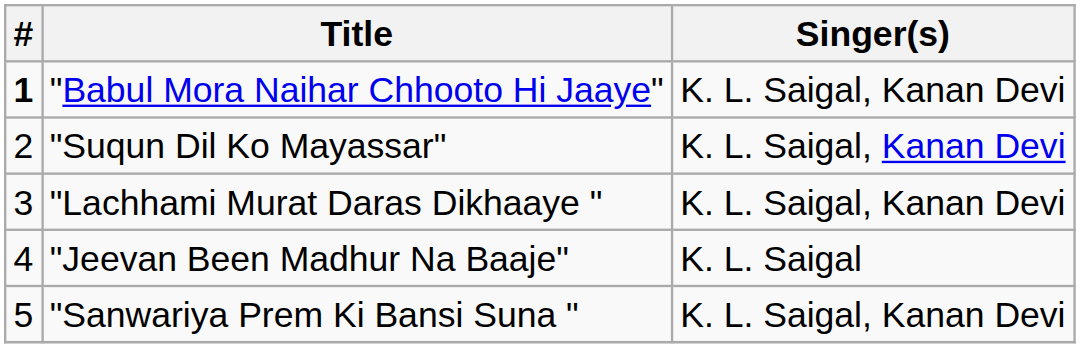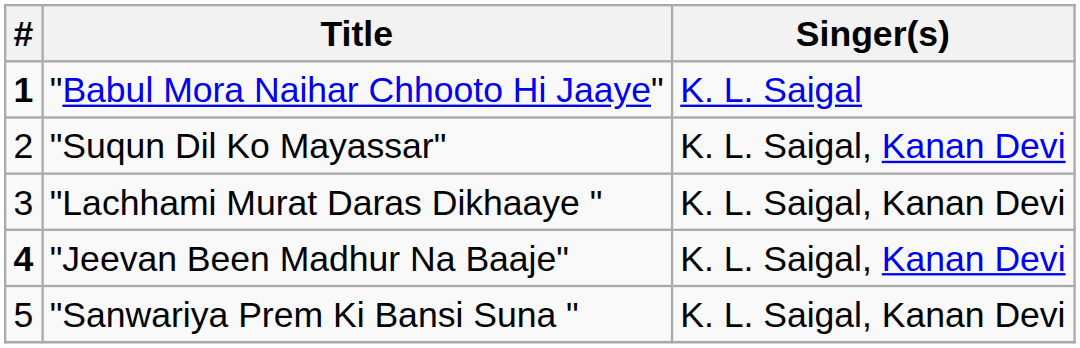(873, 90) K. L. Saigal, Kanan Devi -> (771, 90) K. L. Saigal
(23, 259) normal -> (23, 259) bold
(771, 259) K. L. Saigal -> (873, 259) K. L. Saigal, Kanan Devi
